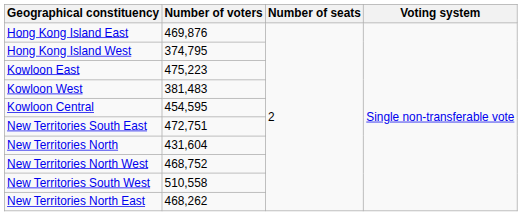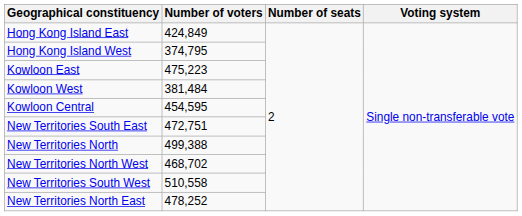(186, 32) 469,876 -> (186, 32) 424,849
(186, 88) 381,483 -> (186, 88) 381,484
(186, 145) 431,604 -> (186, 145) 499,388
(186, 164) 468,752 -> (186, 164) 468,702
(186, 201) 468,262 -> (186, 201) 478,252
